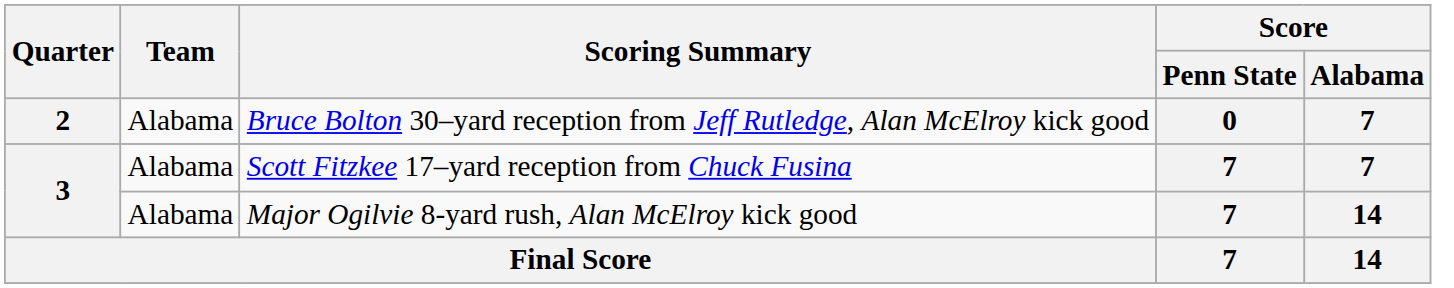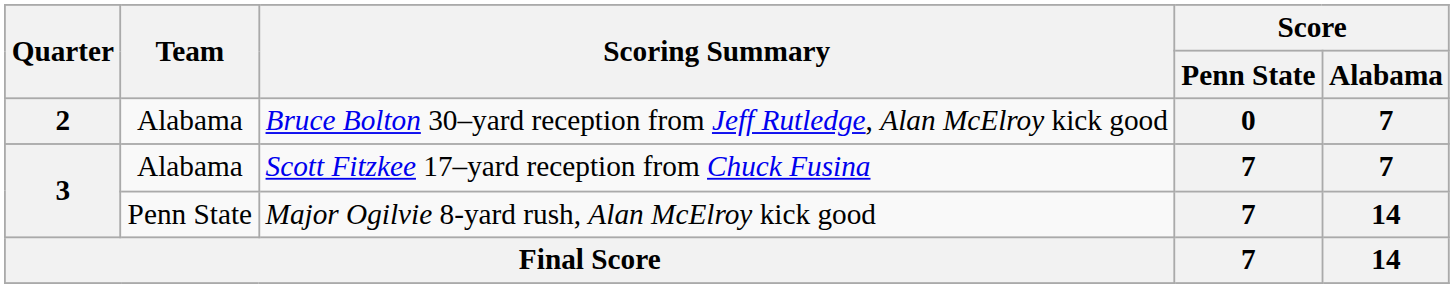(180, 213) Alabama -> (190, 213) Penn State
